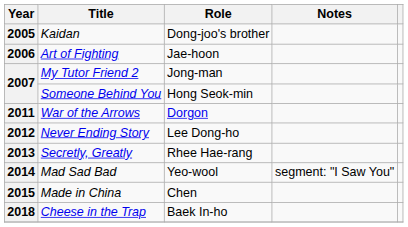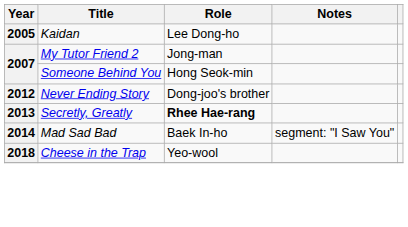(218, 34) Dong-joo's brother -> (203, 34) Lee Dong-ho
- row: (21, 53)
- row: (21, 113)
(203, 133) Lee Dong-ho -> (218, 93) Dong-joo's brother
(210, 152) normal -> (211, 113) bold
(192, 172) Yeo-wool -> (197, 133) Baek In-ho
- row: (21, 192)
(197, 212) Baek In-ho -> (192, 152) Yeo-wool
